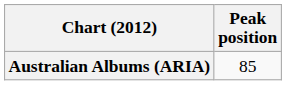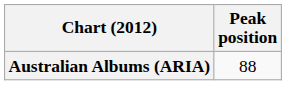(248, 65) 85 -> (248, 65) 88
